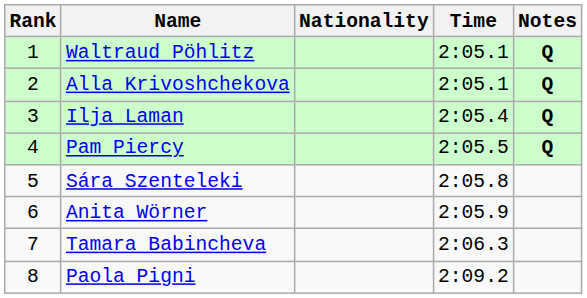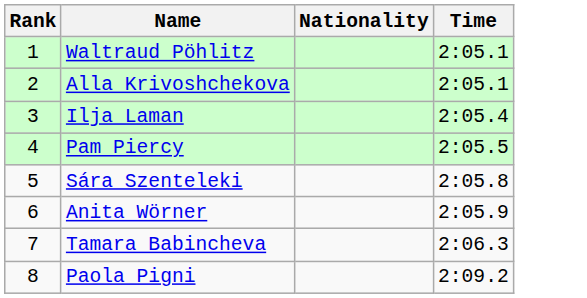- column: (548, 21)
